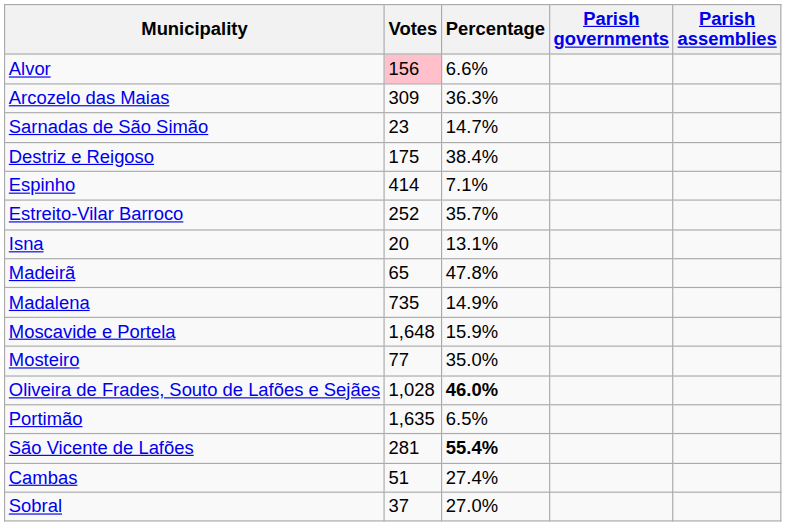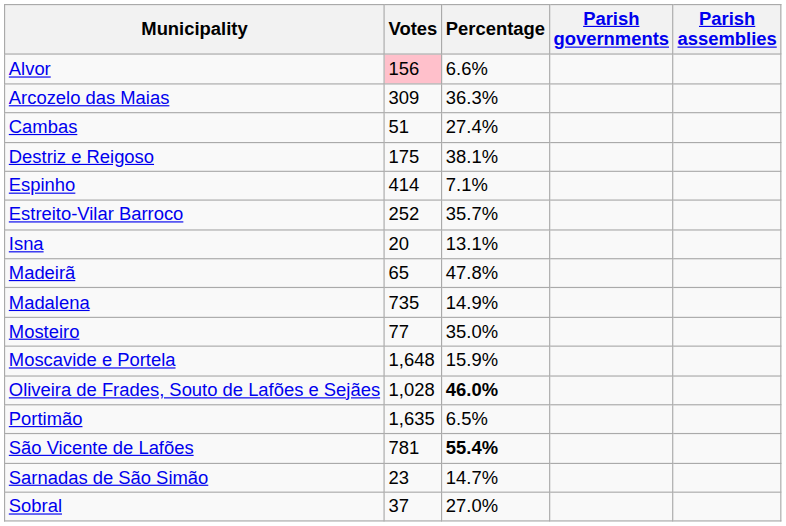rows swapped: (43, 477) <-> (109, 127)
(472, 156) 38.4% -> (472, 156) 38.1%
rows swapped: (92, 331) <-> (44, 360)
(404, 448) 281 -> (404, 448) 781
